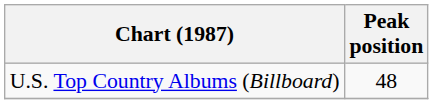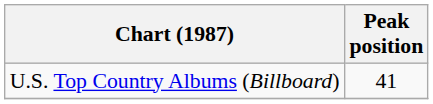(386, 80) 48 -> (386, 80) 41
